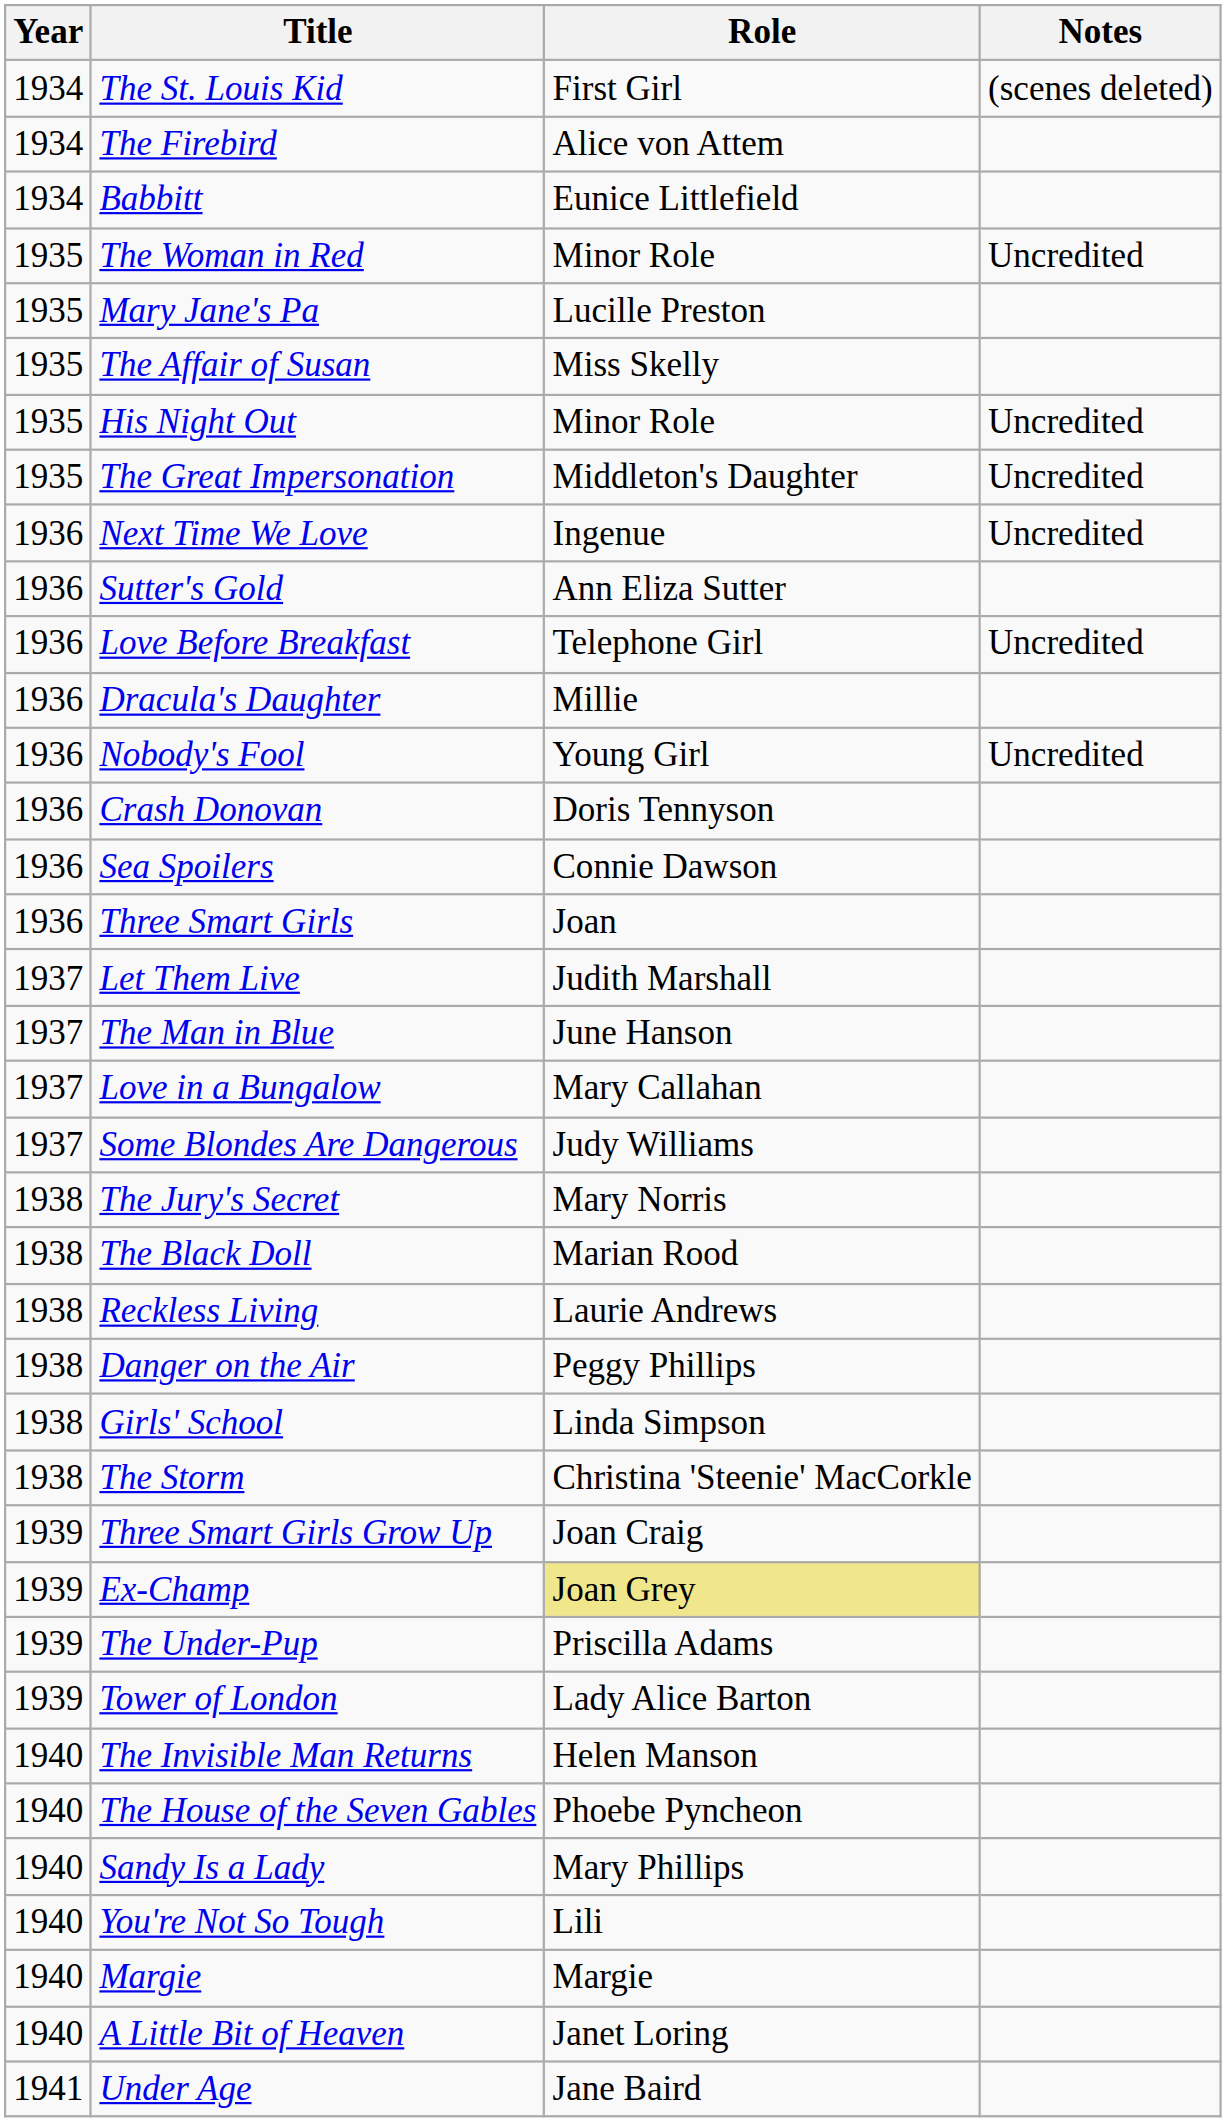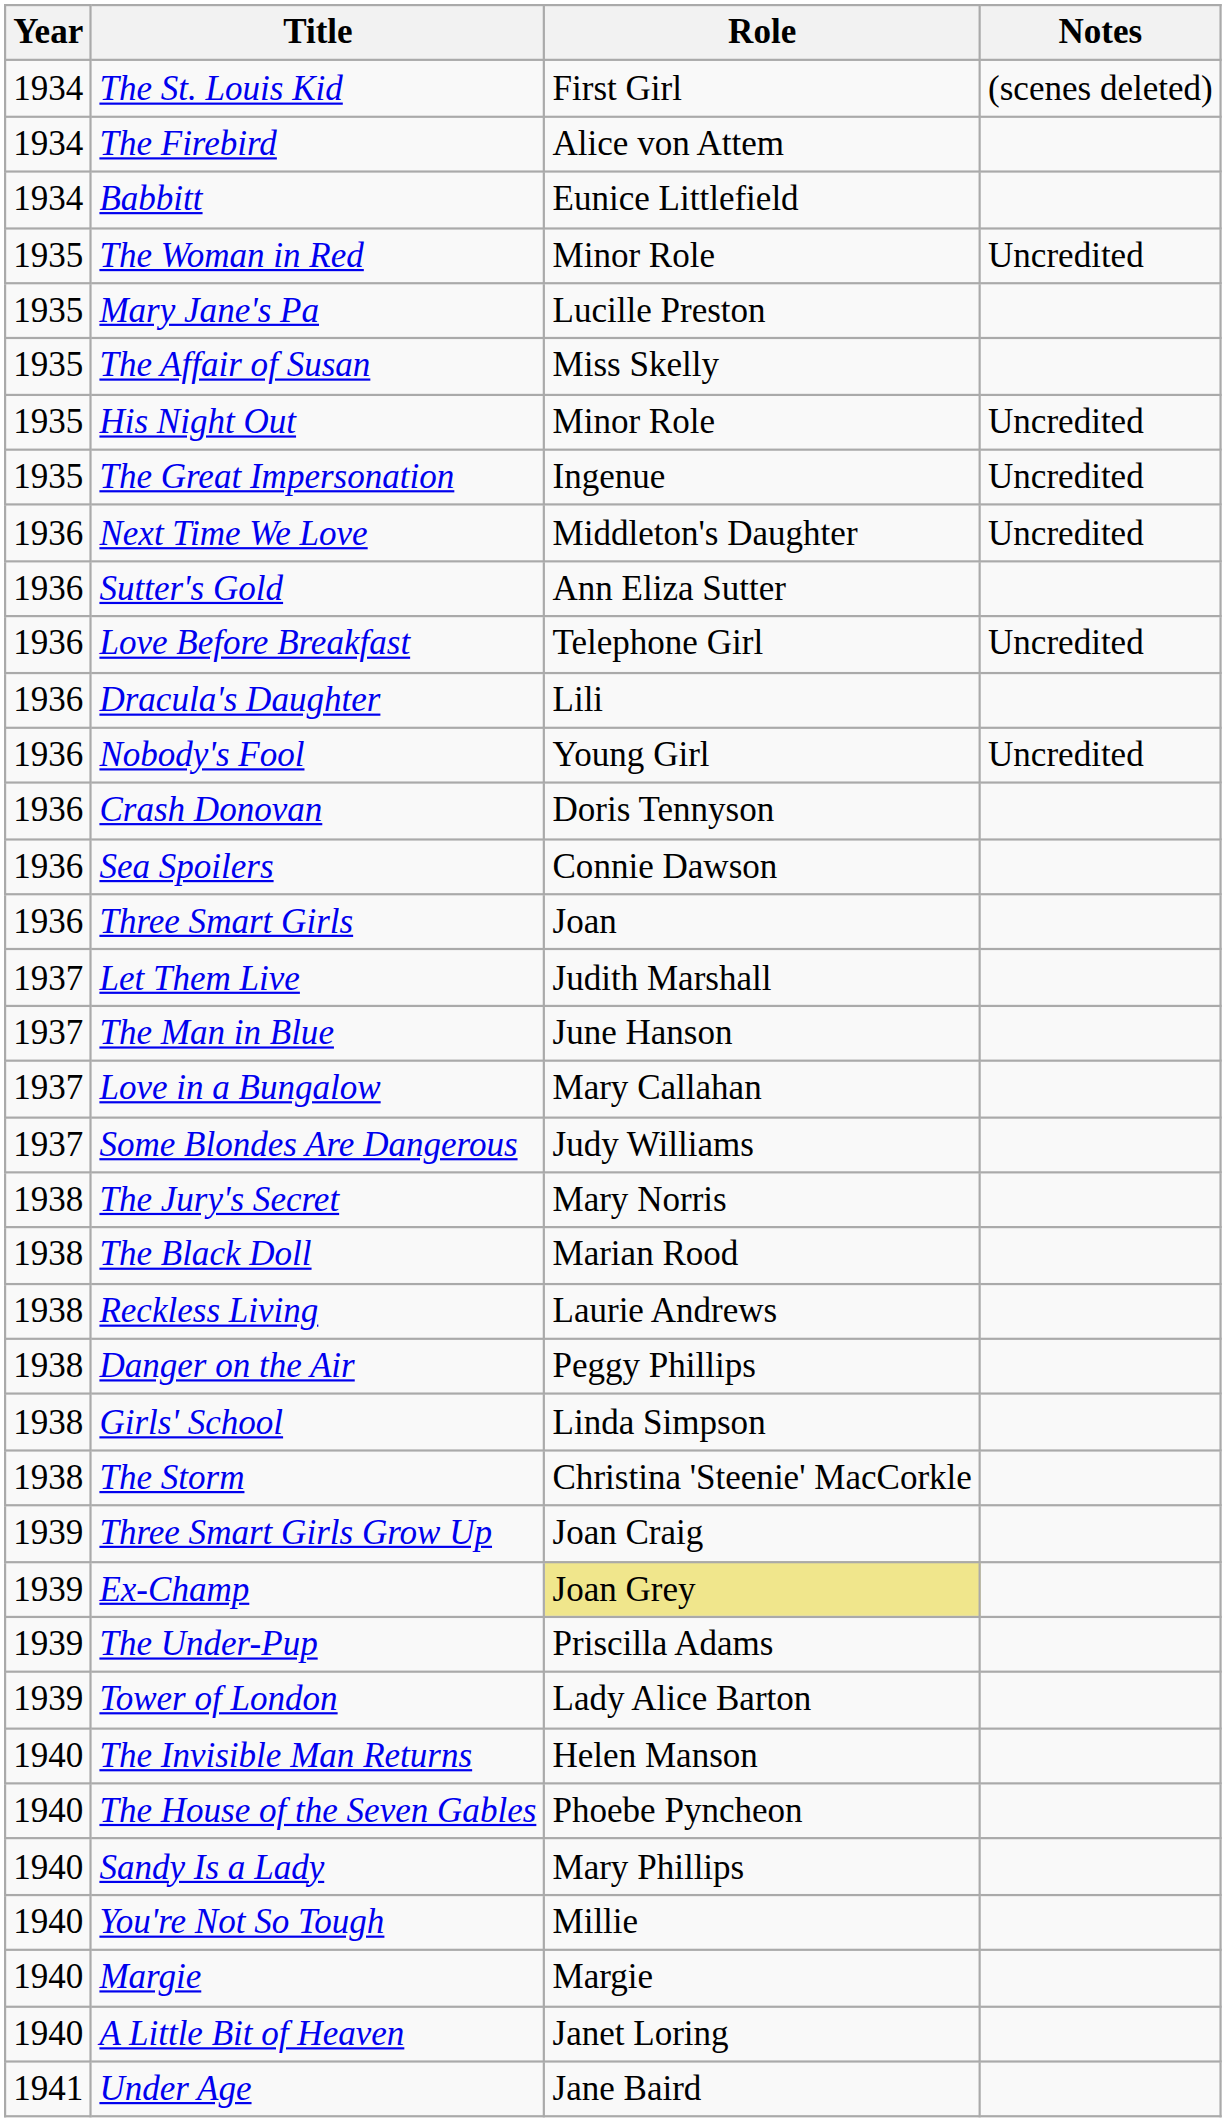(705, 476) Middleton's Daughter -> (609, 476) Ingenue
(609, 532) Ingenue -> (705, 532) Middleton's Daughter
(595, 699) Millie -> (578, 699) Lili
(578, 1921) Lili -> (595, 1921) Millie
